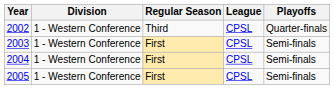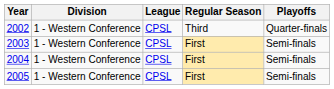columns swapped: (244, 12) <-> (183, 12)
